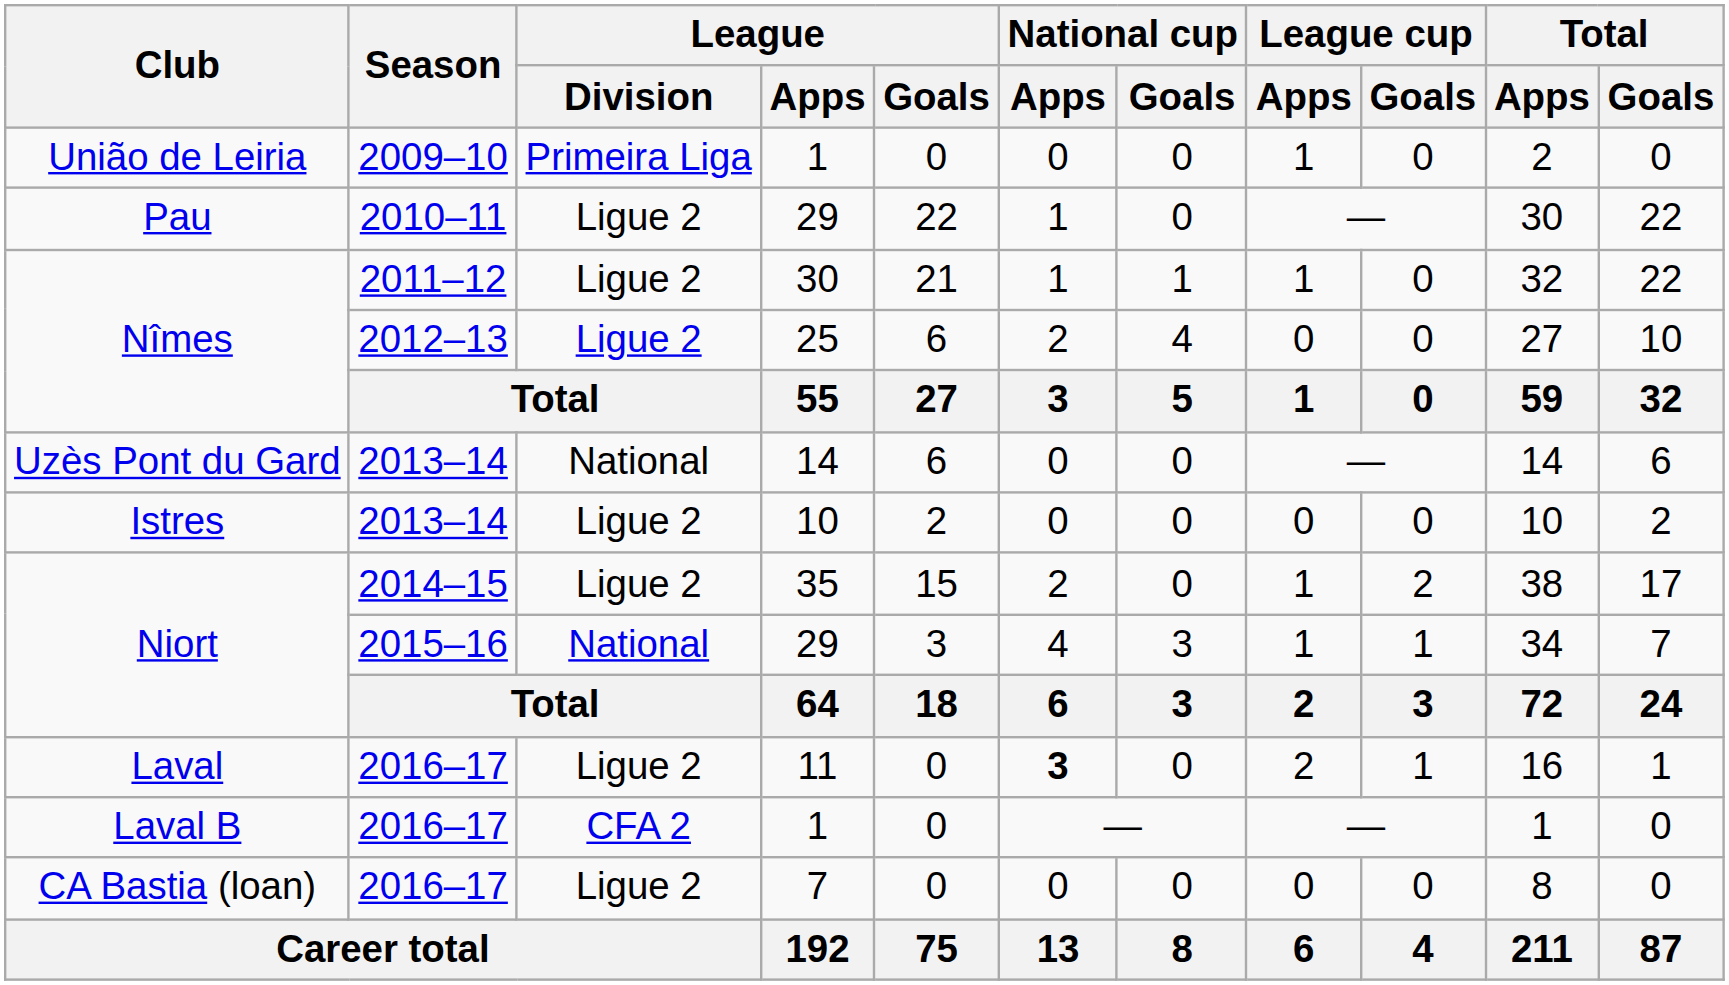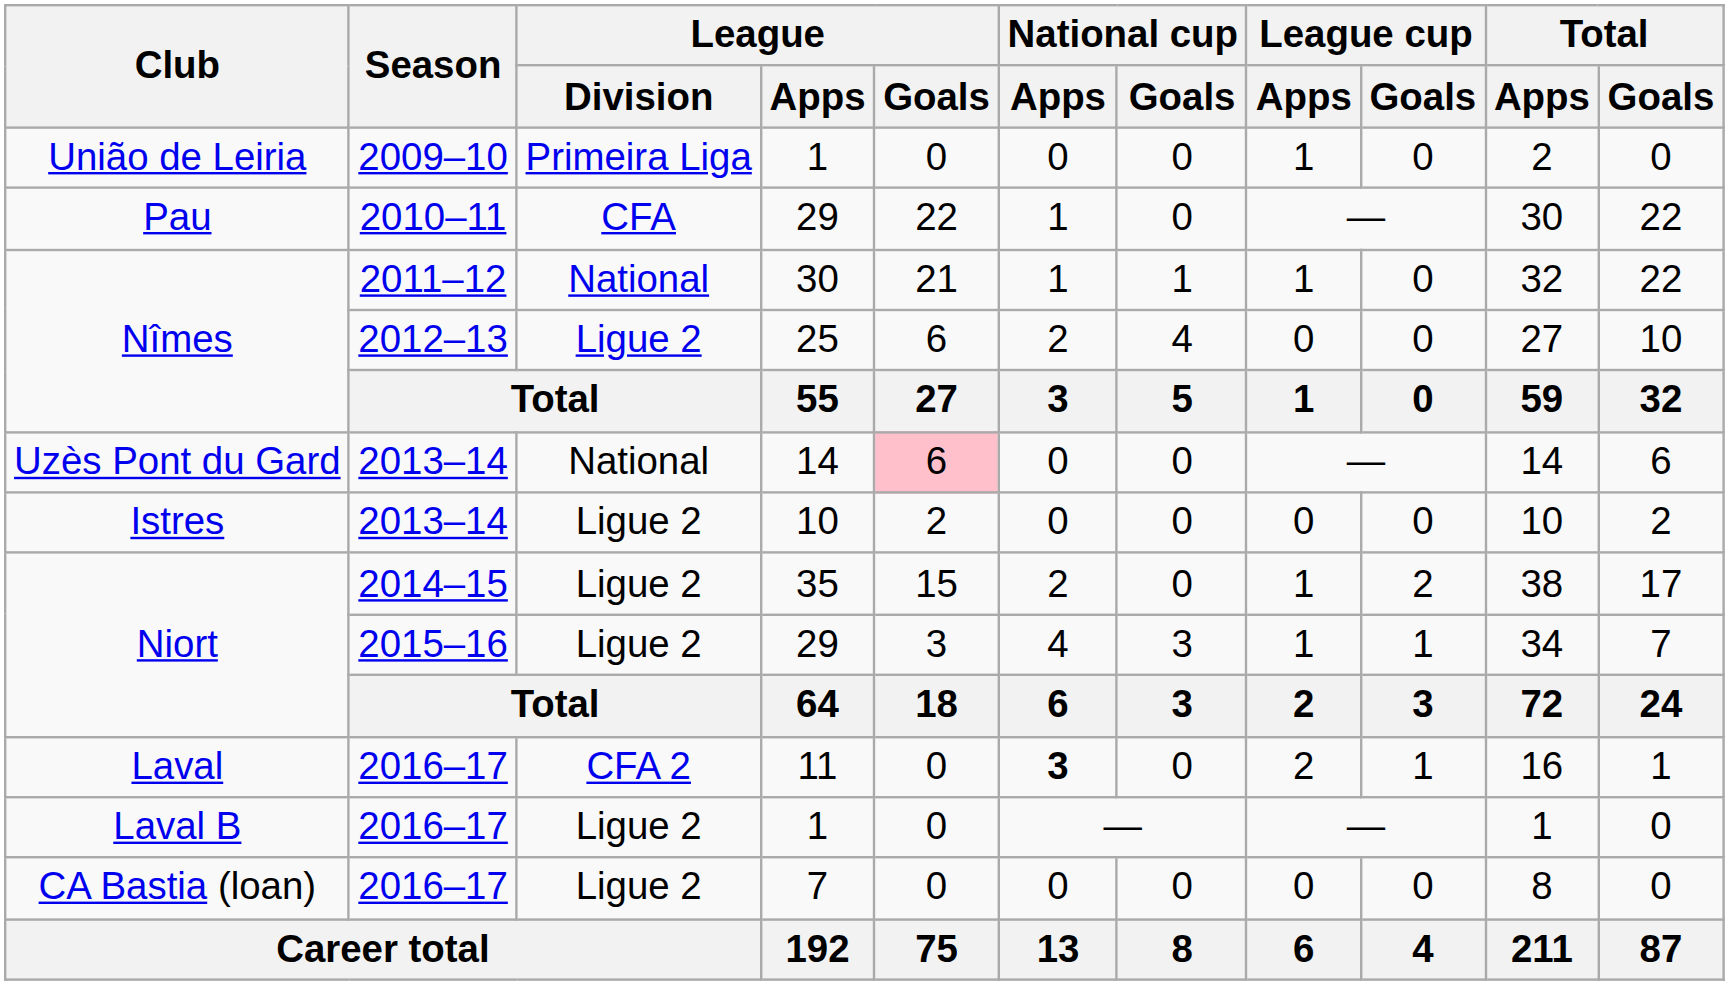(639, 217) Ligue 2 -> (639, 217) CFA
(639, 278) Ligue 2 -> (639, 278) National
(937, 461) no background -> (937, 461) pink background
(639, 643) National -> (639, 643) Ligue 2
(639, 765) Ligue 2 -> (639, 765) CFA 2
(639, 826) CFA 2 -> (639, 826) Ligue 2
